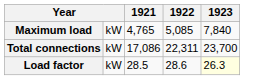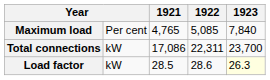(114, 30) kW -> (126, 30) Per cent
